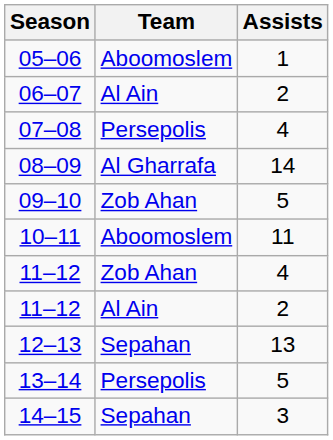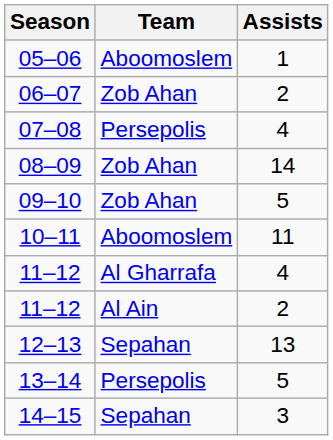(129, 93) Al Ain -> (149, 93) Zob Ahan
(158, 165) Al Gharrafa -> (149, 165) Zob Ahan
(149, 272) Zob Ahan -> (158, 272) Al Gharrafa
